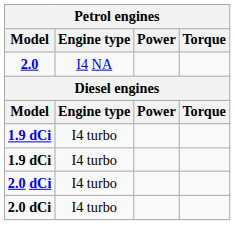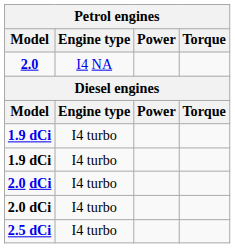+ row: (30, 231)
